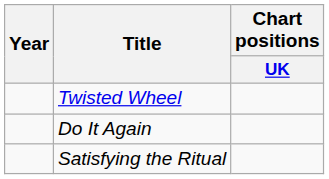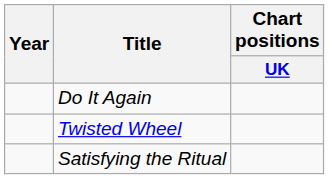rows swapped: (120, 98) <-> (105, 128)
